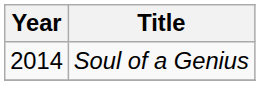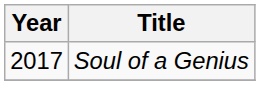(37, 60) 2014 -> (37, 60) 2017
